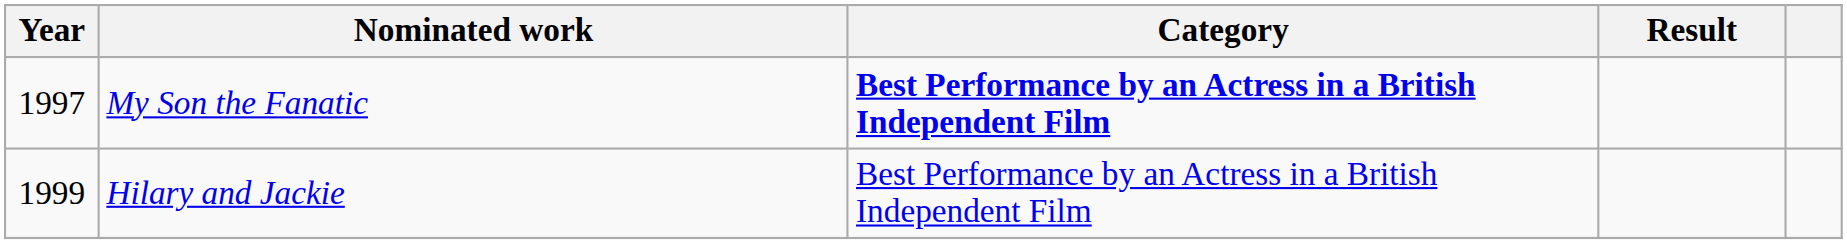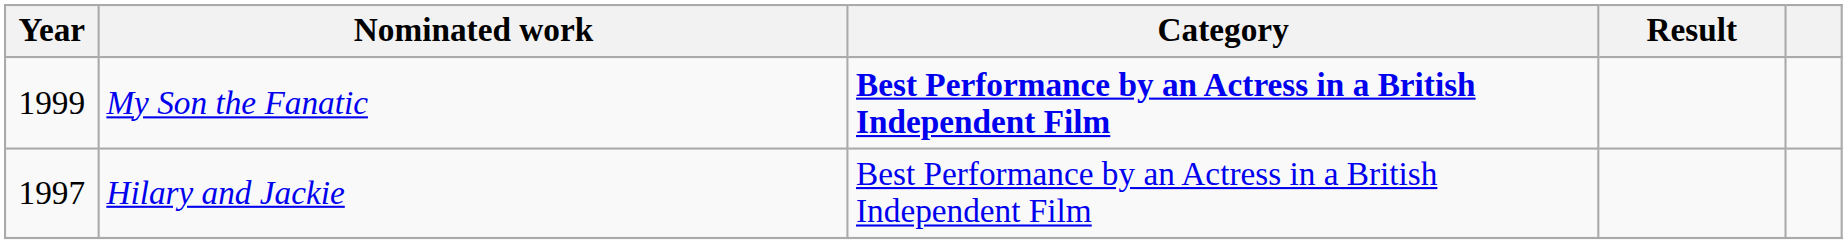(52, 102) 1997 -> (52, 102) 1999
(52, 192) 1999 -> (52, 192) 1997
